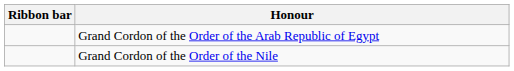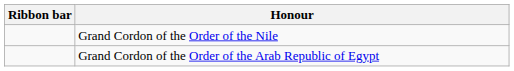rows swapped: (178, 55) <-> (229, 35)
